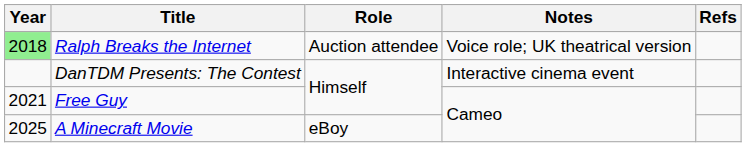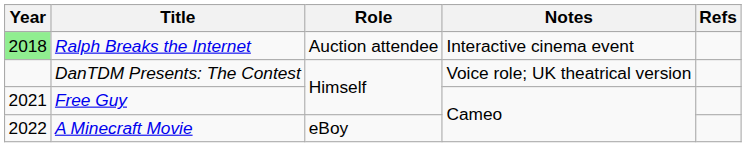(569, 45) Voice role; UK theatrical version -> (540, 45) Interactive cinema event
(540, 73) Interactive cinema event -> (569, 73) Voice role; UK theatrical version
(28, 127) 2025 -> (28, 127) 2022
